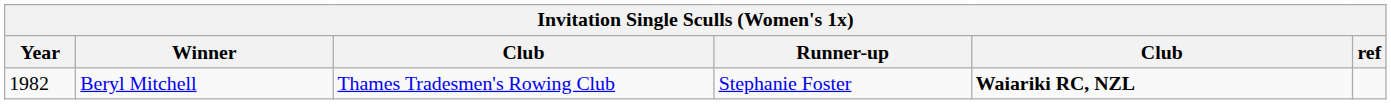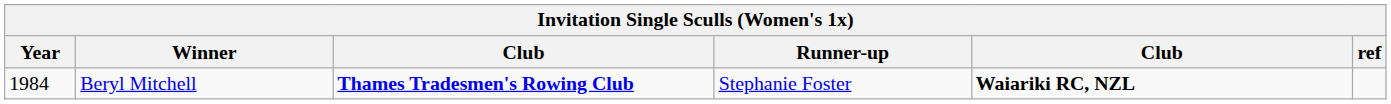(29, 83) 1982 -> (29, 83) 1984
(476, 83) normal -> (486, 83) bold
